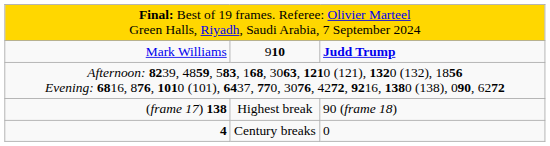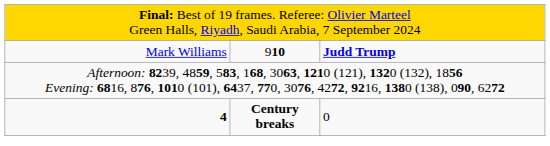- row: (186, 109)
(275, 130) normal -> (275, 116) bold
